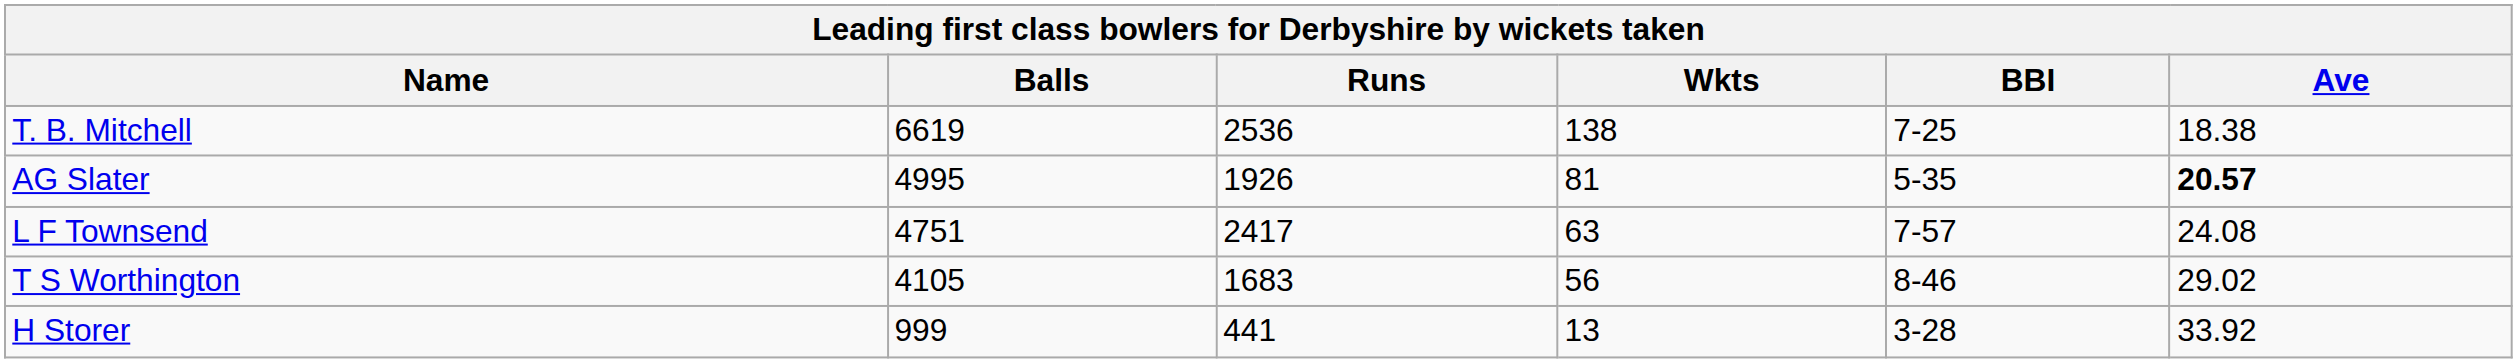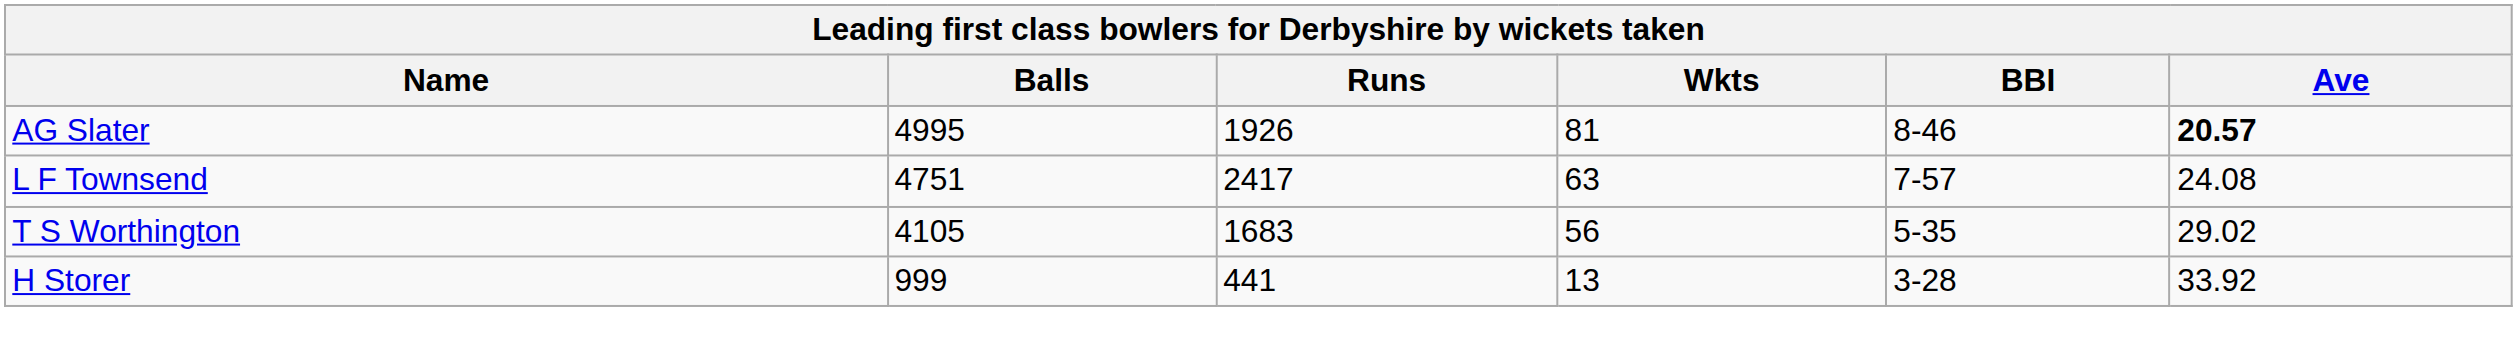- row: (102, 130)
(1925, 180) 5-35 -> (1925, 130) 8-46
(1925, 280) 8-46 -> (1925, 230) 5-35
